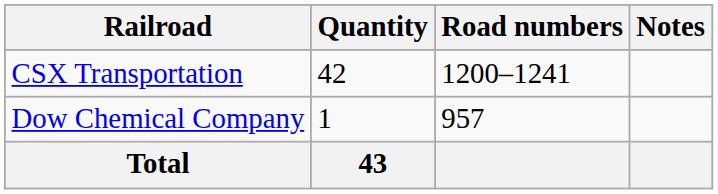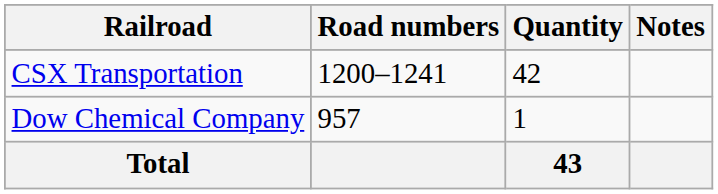columns swapped: (373, 27) <-> (532, 27)
